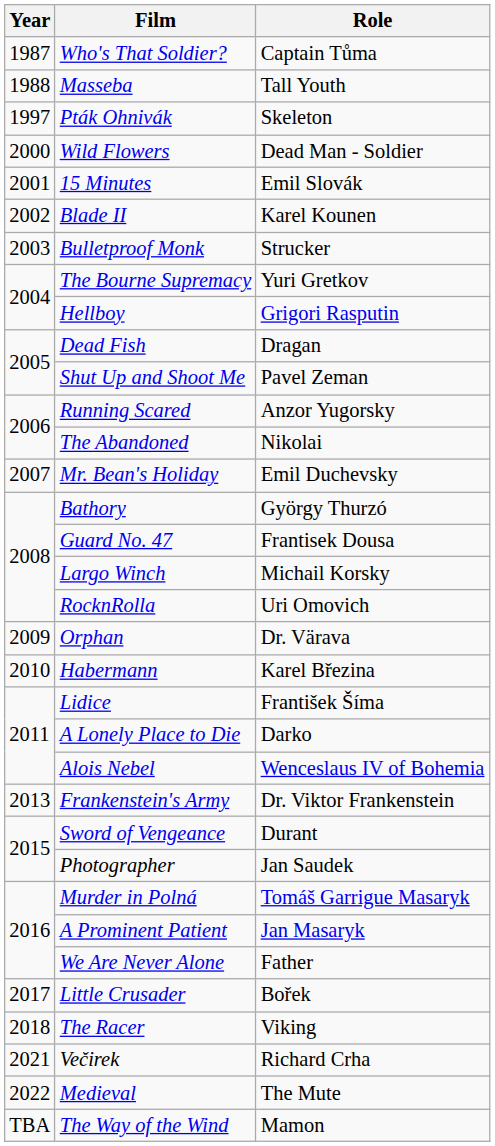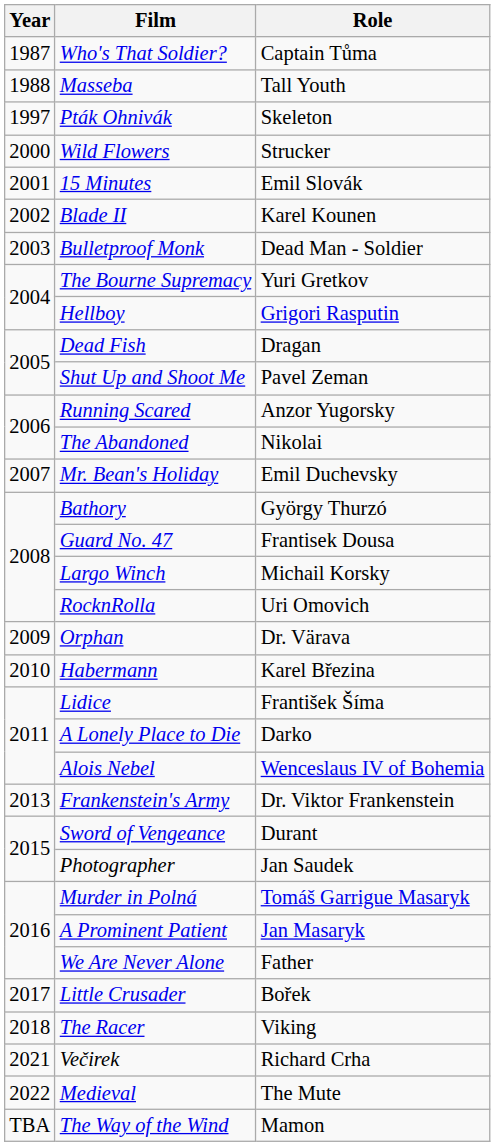(342, 150) Dead Man - Soldier -> (295, 150) Strucker
(295, 248) Strucker -> (342, 248) Dead Man - Soldier
